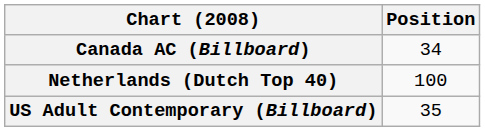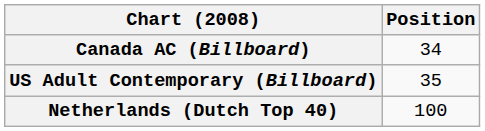rows swapped: (193, 80) <-> (193, 111)
